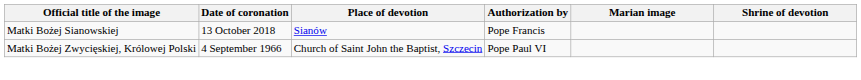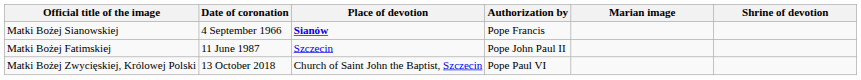(238, 30) 13 October 2018 -> (241, 30) 4 September 1966
(310, 30) normal -> (311, 30) bold
+ row: (59, 48)
(241, 48) 4 September 1966 -> (238, 65) 13 October 2018
